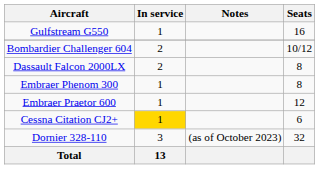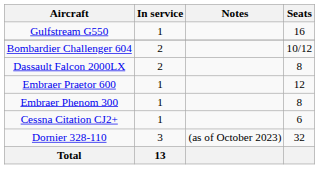rows swapped: (69, 102) <-> (69, 84)
(160, 119) gold background -> (160, 119) no background
